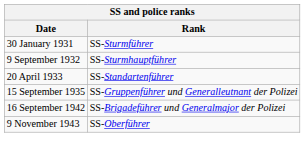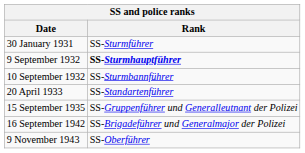(133, 60) normal -> (135, 60) bold
+ row: (46, 76)
